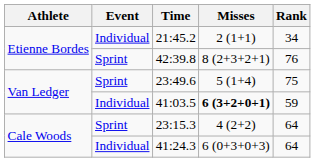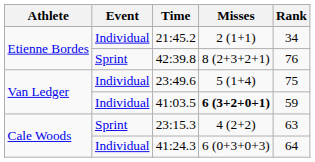(111, 81) Sprint -> (122, 81) Individual
(292, 125) 64 -> (292, 125) 63
